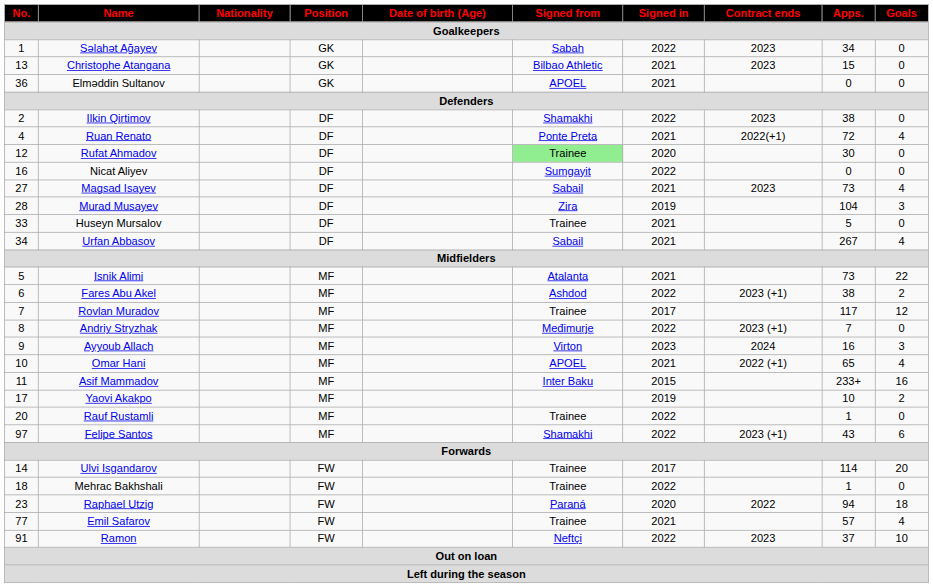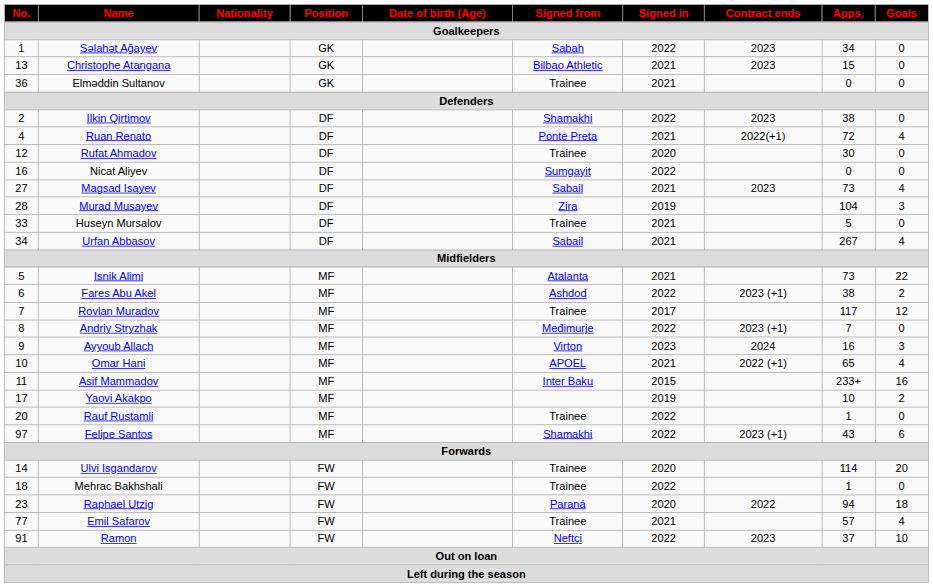(568, 84) APOEL -> (568, 84) Trainee
(568, 154) lightgreen background -> (568, 154) no background
(664, 469) 2017 -> (664, 469) 2020
